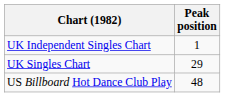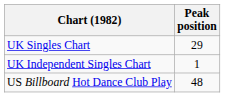rows swapped: (49, 63) <-> (79, 45)
